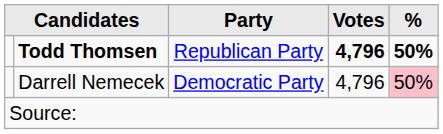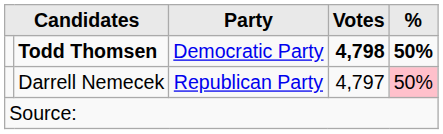(248, 51) Republican Party -> (248, 51) Democratic Party
(360, 51) 4,796 -> (360, 51) 4,798
(248, 82) Democratic Party -> (248, 82) Republican Party
(360, 82) 4,796 -> (360, 82) 4,797
